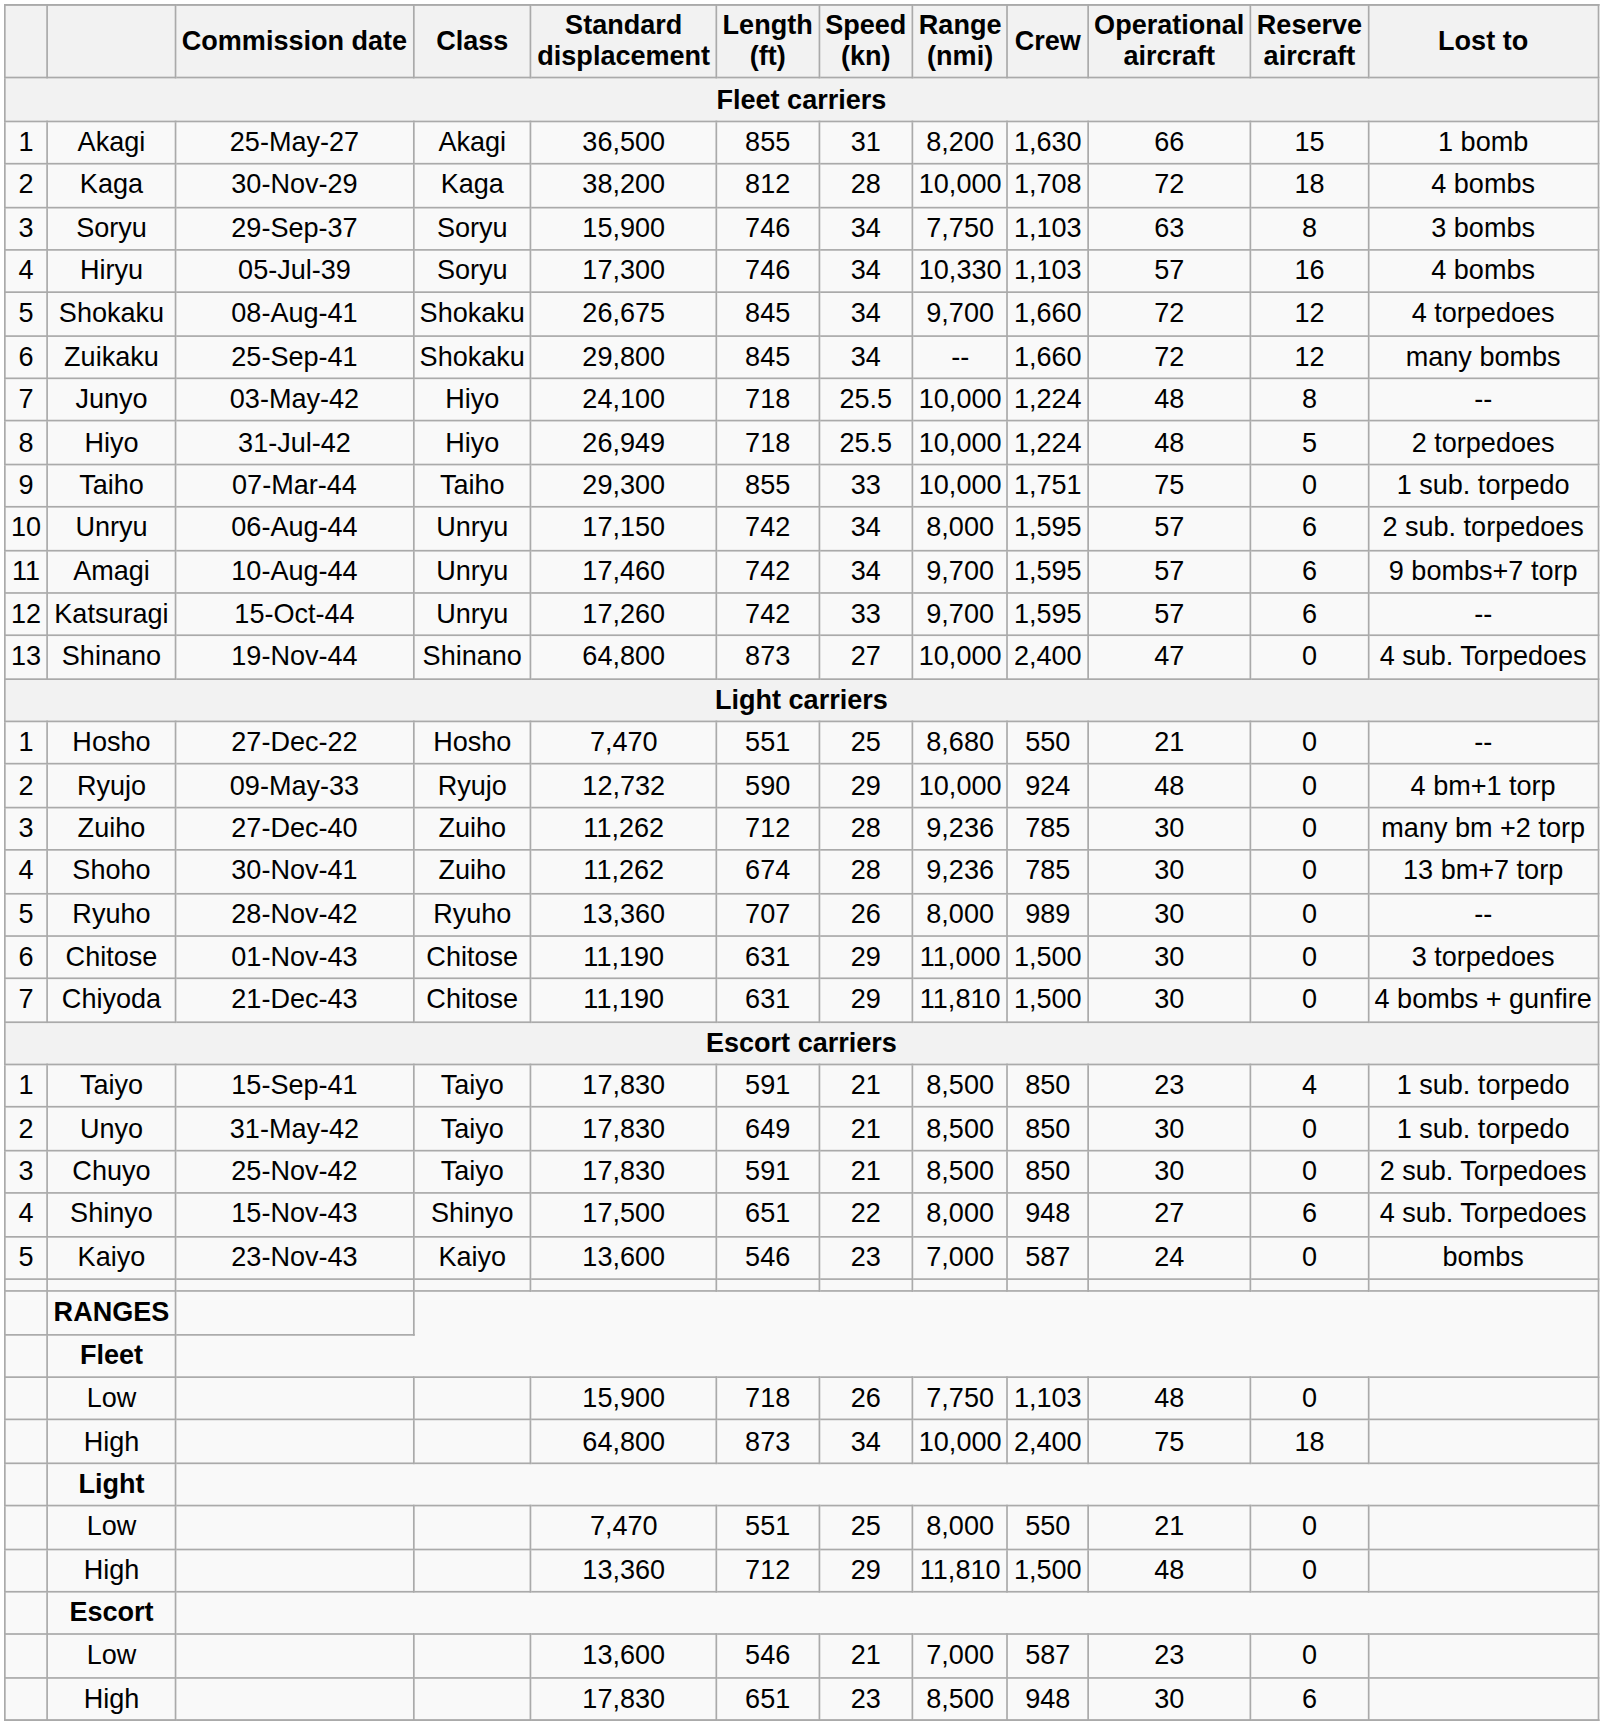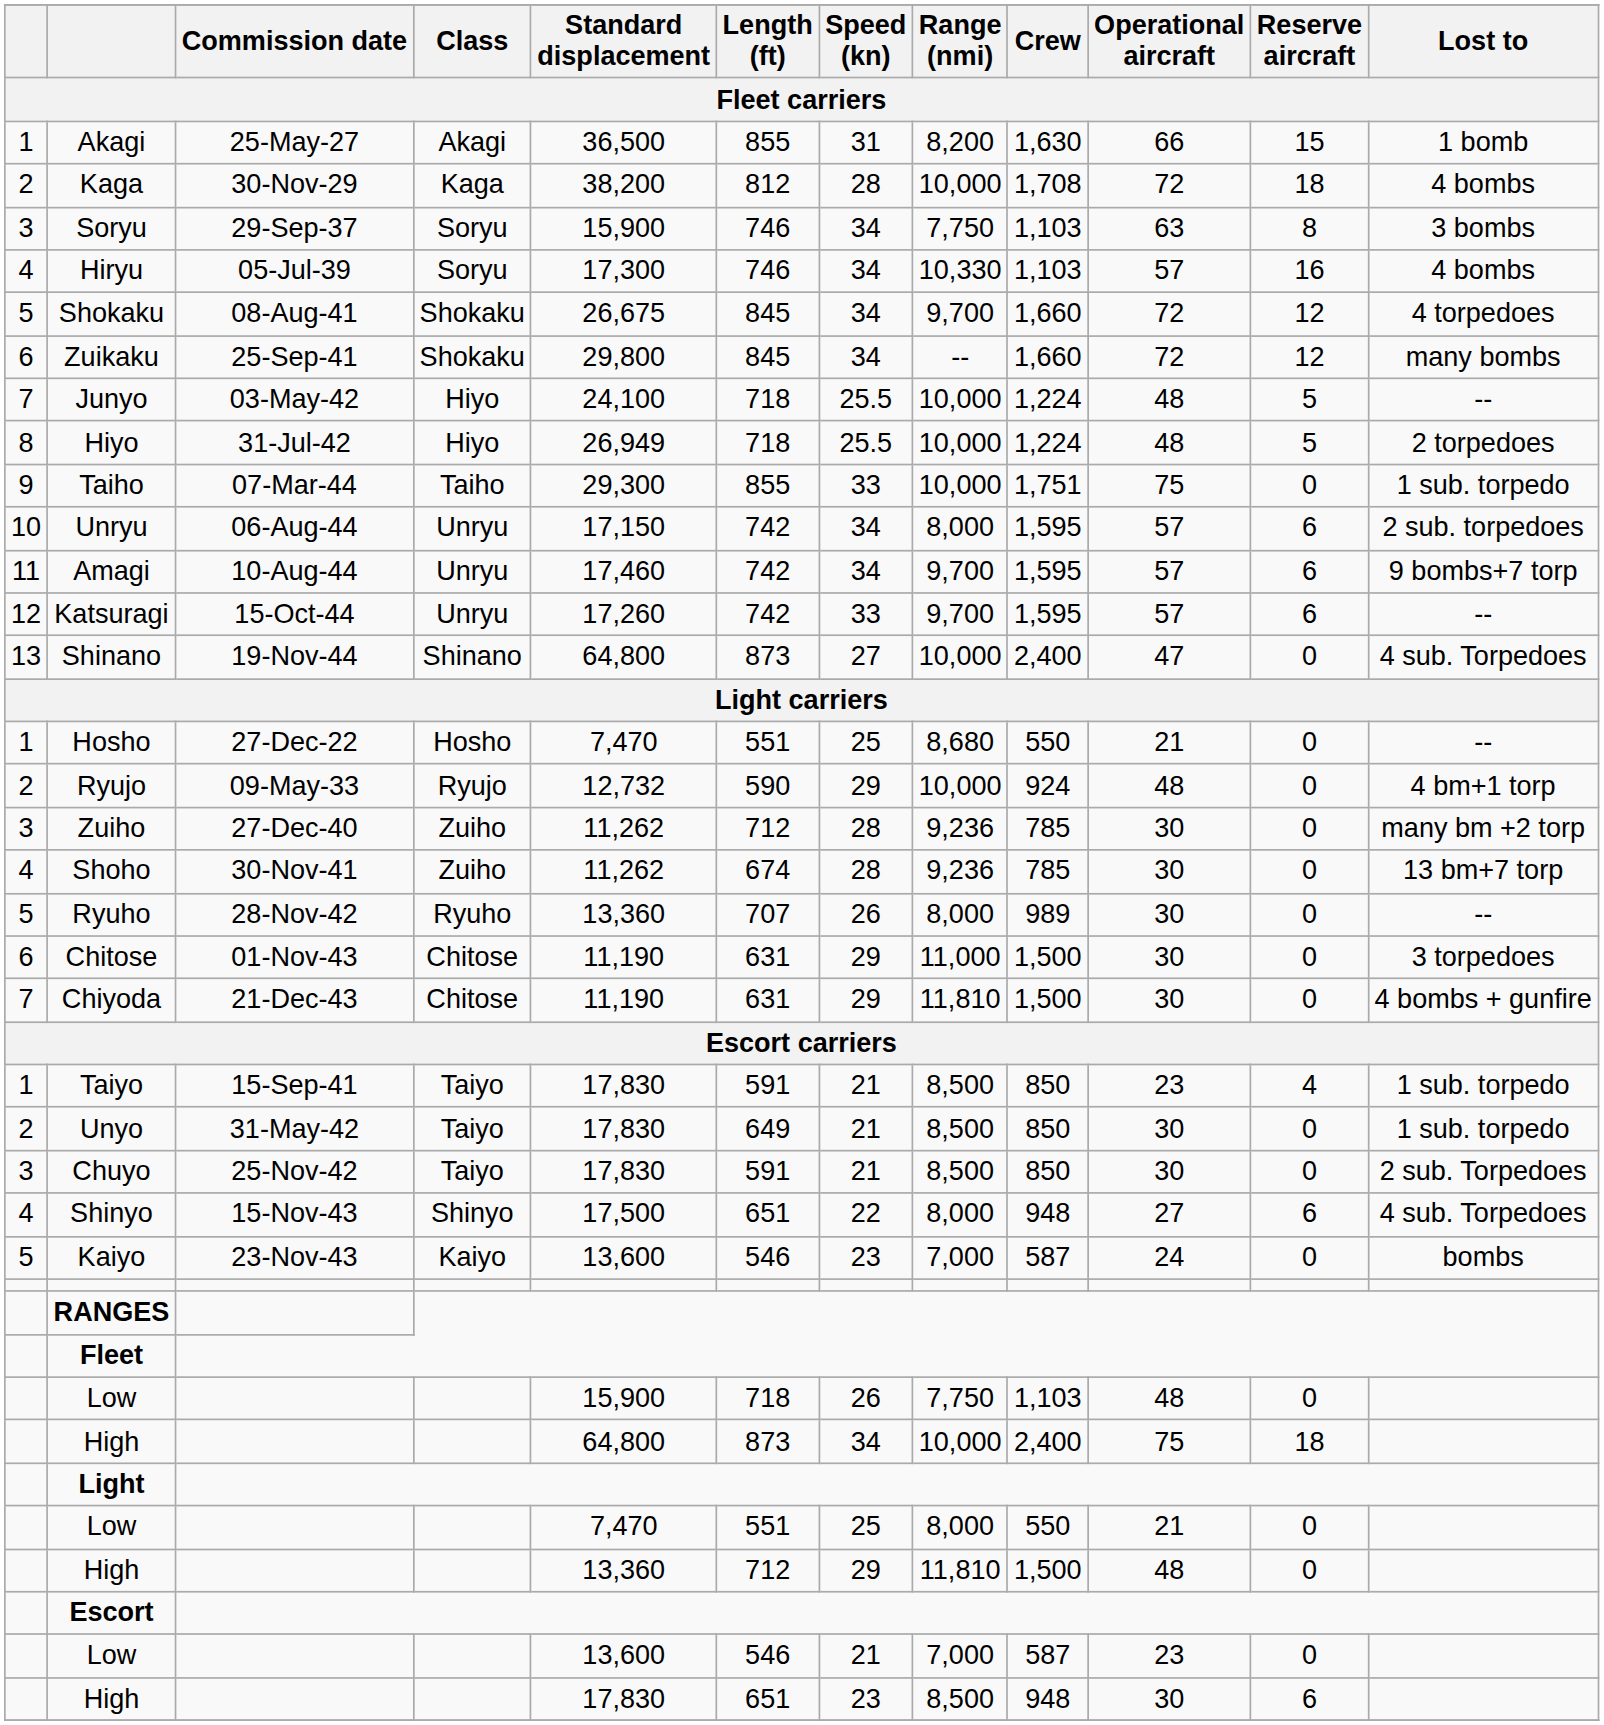(1309, 399) 8 -> (1309, 399) 5
